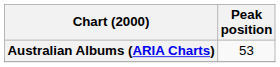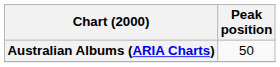(247, 51) 53 -> (247, 51) 50
